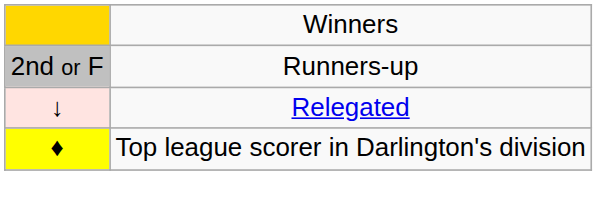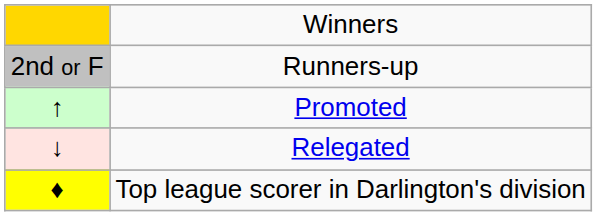+ row: (351, 107)
